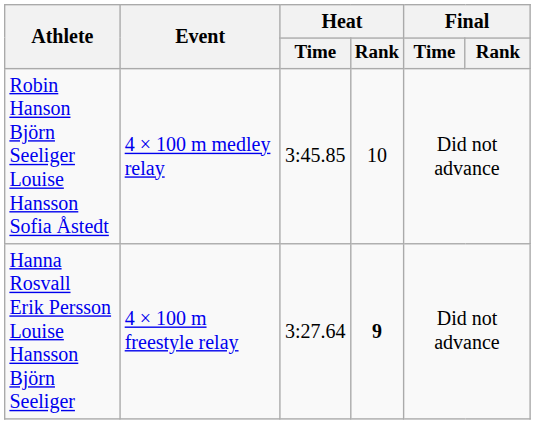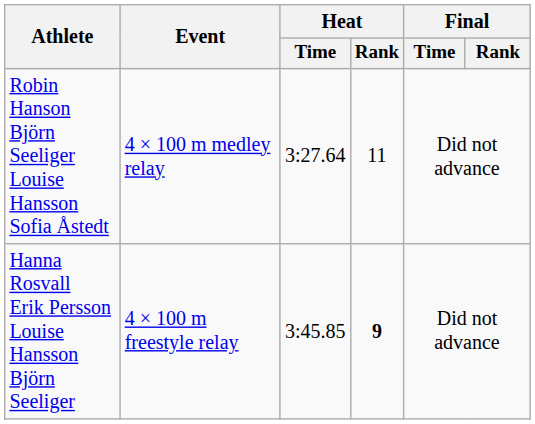(315, 156) 3:45.85 -> (315, 156) 3:27.64
(377, 156) 10 -> (377, 156) 11
(315, 331) 3:27.64 -> (315, 331) 3:45.85
